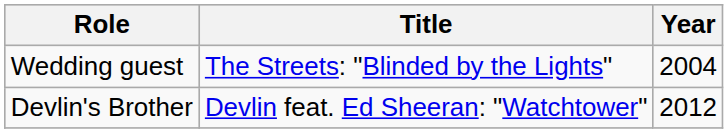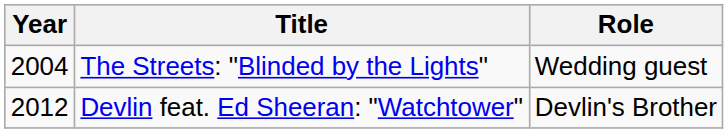columns swapped: (688, 25) <-> (102, 25)
